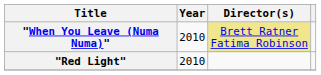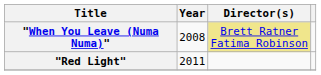(192, 37) 2010 -> (192, 37) 2008
(192, 61) 2010 -> (192, 61) 2011
